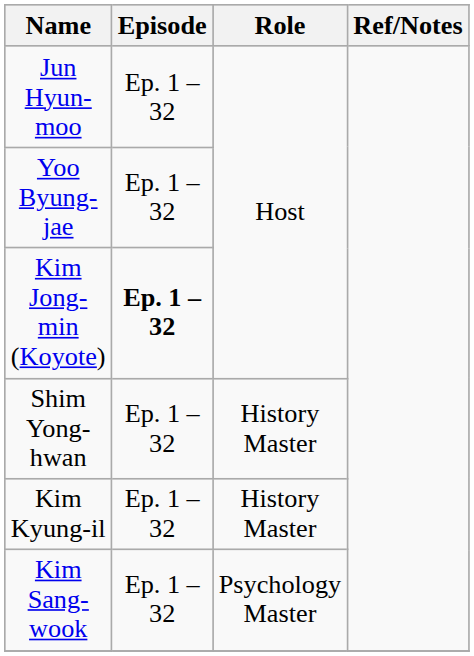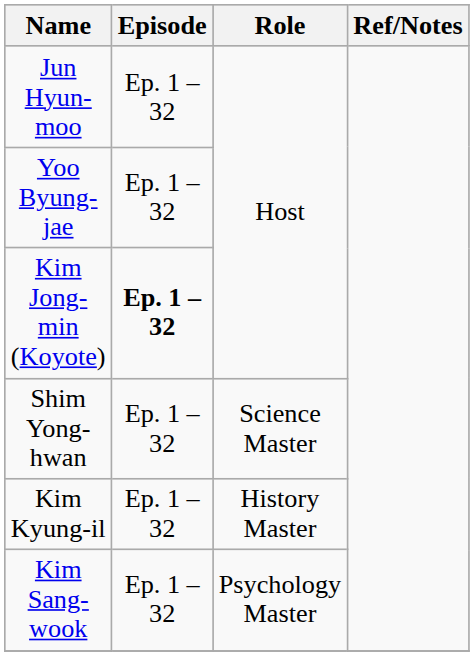(280, 427) History Master -> (280, 427) Science Master
